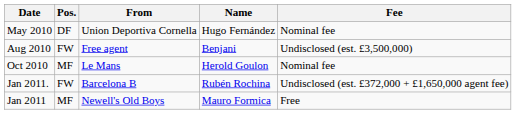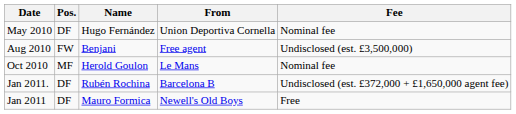columns swapped: (238, 13) <-> (139, 13)
(65, 83) FW -> (64, 83) DF
(65, 100) MF -> (64, 100) DF
